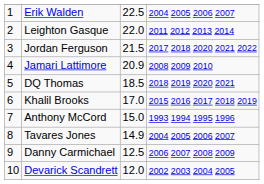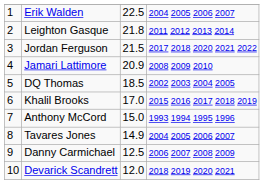(133, 30) 22.0 -> (133, 30) 21.8
(192, 83) 2018 2019 2020 2021 -> (192, 83) 2002 2003 2004 2005
(192, 171) 2002 2003 2004 2005 -> (192, 171) 2018 2019 2020 2021
